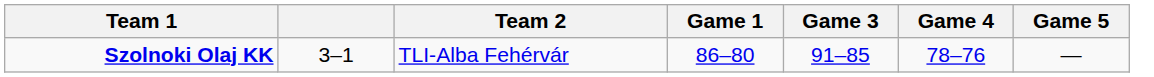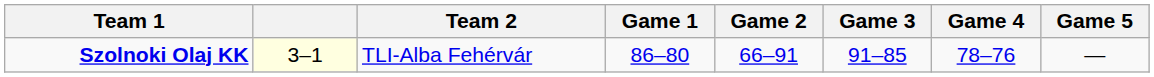+ column: (769, 21)
(336, 54) no background -> (305, 54) lightyellow background
